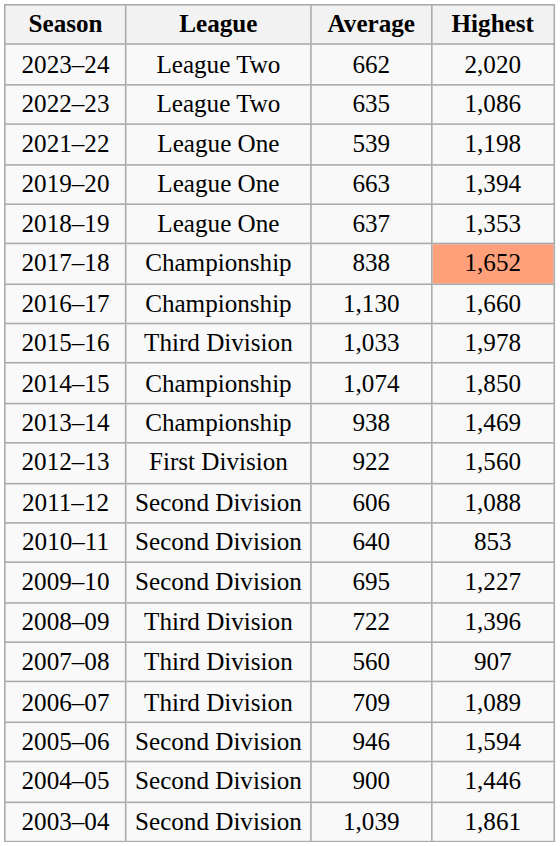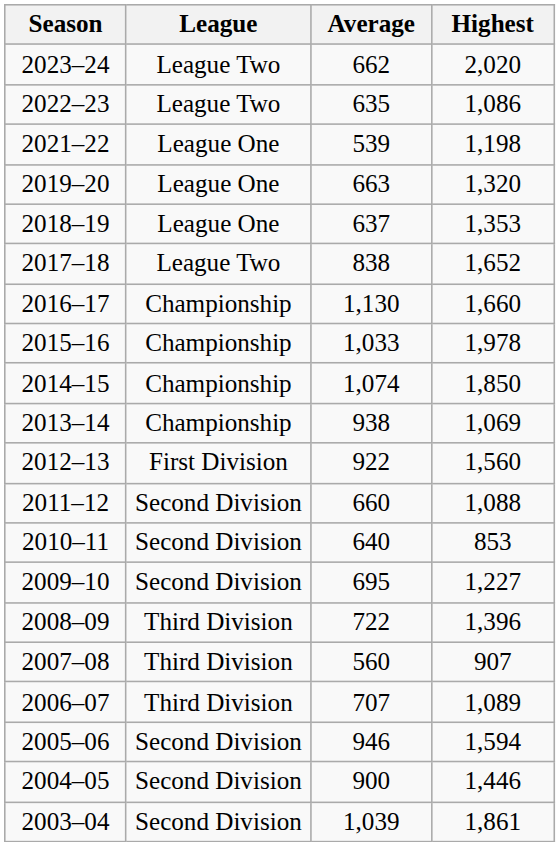(493, 183) 1,394 -> (493, 183) 1,320
(218, 263) Championship -> (218, 263) League Two
(493, 263) lightsalmon background -> (493, 263) no background
(218, 343) Third Division -> (218, 343) Championship
(493, 422) 1,469 -> (493, 422) 1,069
(371, 502) 606 -> (371, 502) 660
(371, 701) 709 -> (371, 701) 707
